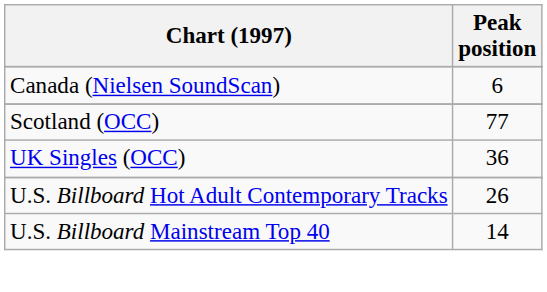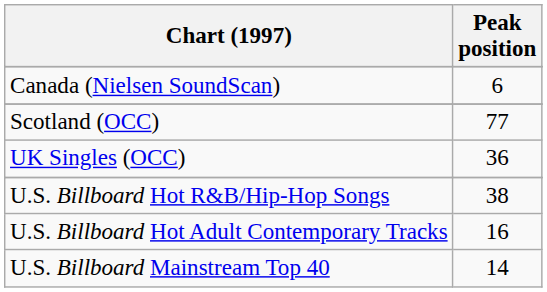+ row: (200, 194)
(497, 194) 26 -> (497, 231) 16
